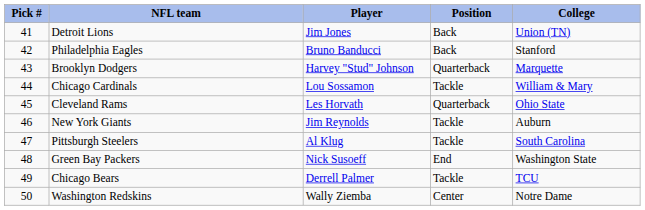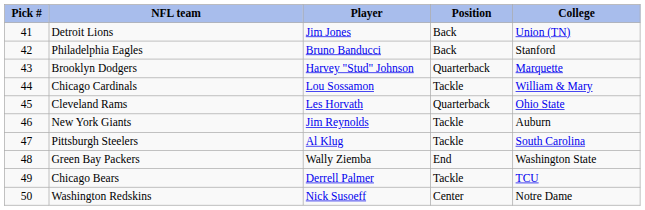(336, 159) Nick Susoeff -> (338, 159) Wally Ziemba
(338, 196) Wally Ziemba -> (336, 196) Nick Susoeff
